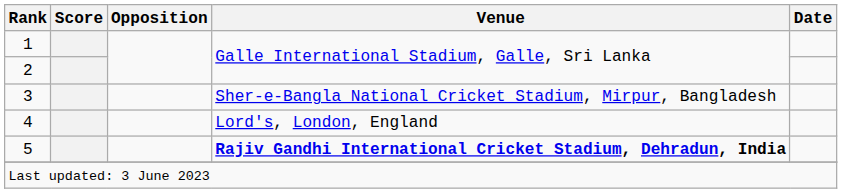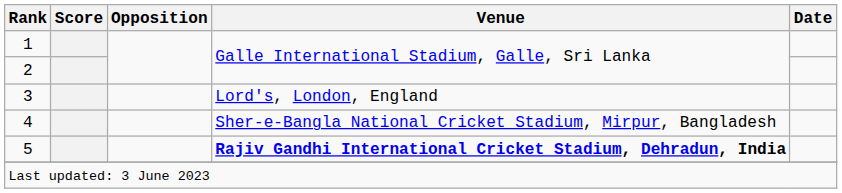(496, 97) Sher-e-Bangla National Cricket Stadium, Mirpur, Bangladesh -> (327, 97) Lord's, London, England
(327, 123) Lord's, London, England -> (496, 123) Sher-e-Bangla National Cricket Stadium, Mirpur, Bangladesh
